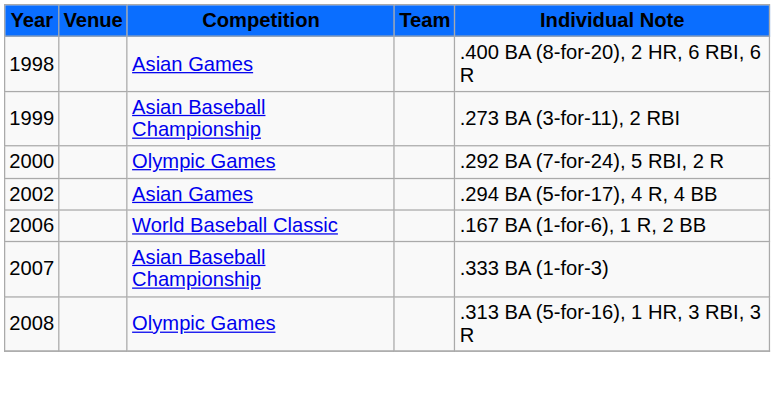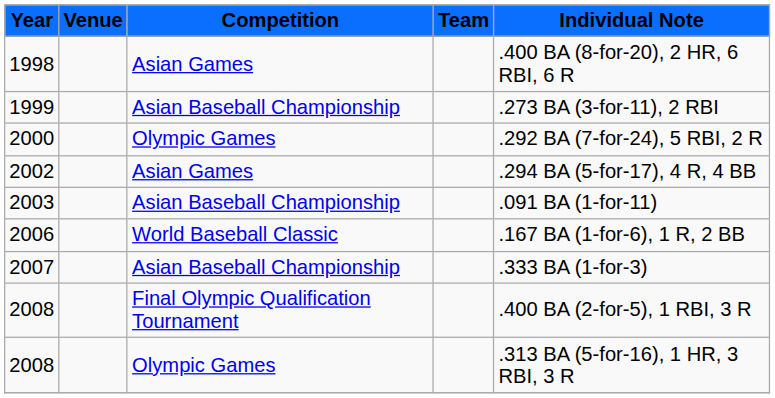+ row: (32, 203)
+ row: (32, 310)
